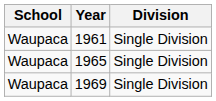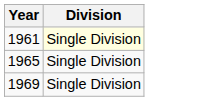- column: (38, 15)
(161, 38) no background -> (94, 38) lightyellow background
